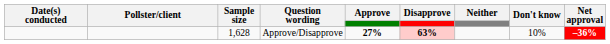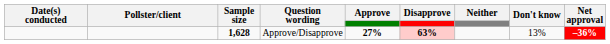(239, 33) normal -> (239, 33) bold
(537, 33) 10% -> (537, 33) 13%
